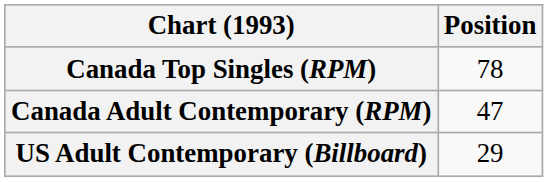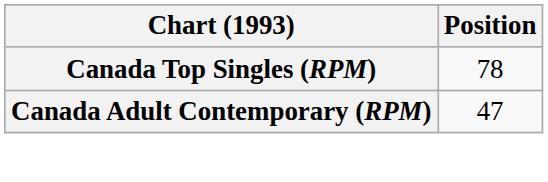- row: (221, 153)
